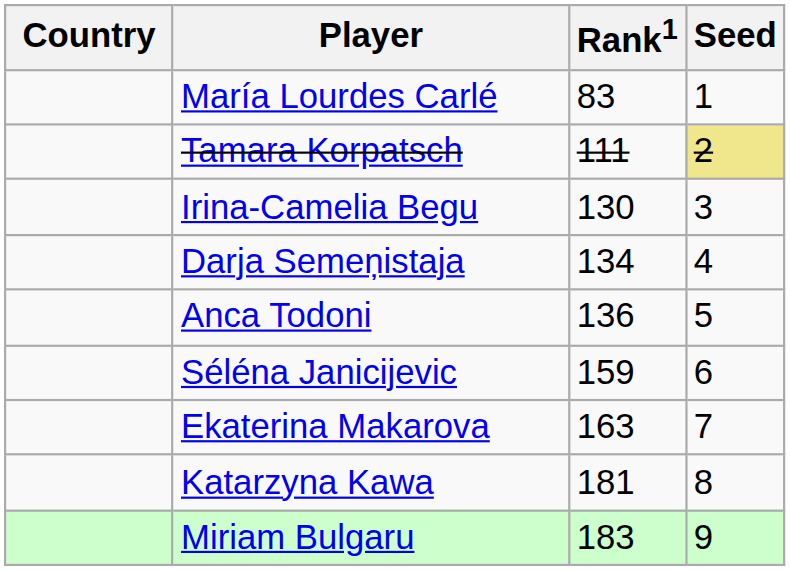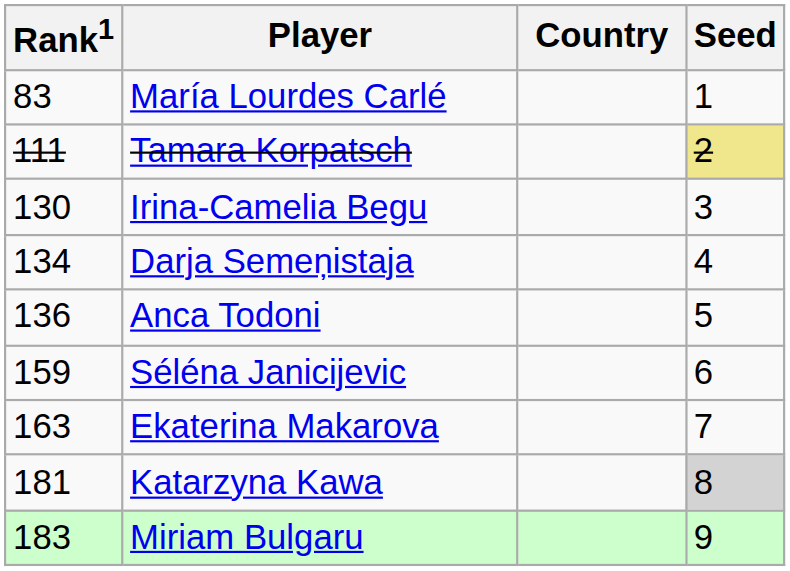columns swapped: (89, 36) <-> (627, 36)
(703, 481) no background -> (703, 481) lightgrey background
